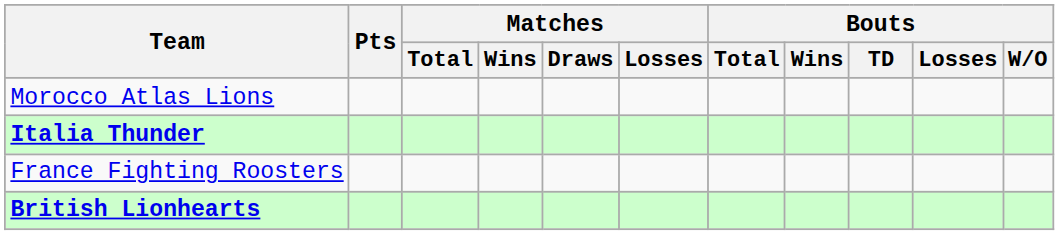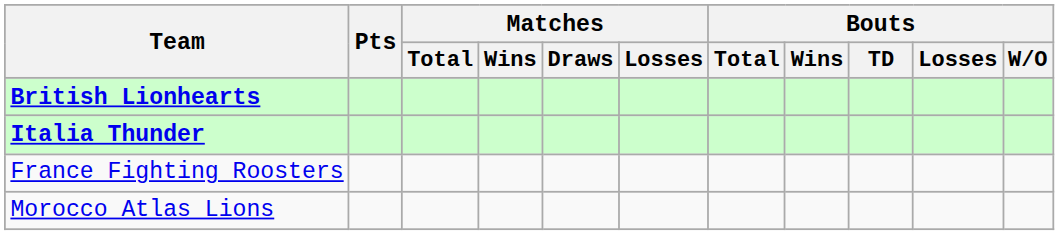rows swapped: (135, 210) <-> (142, 97)
